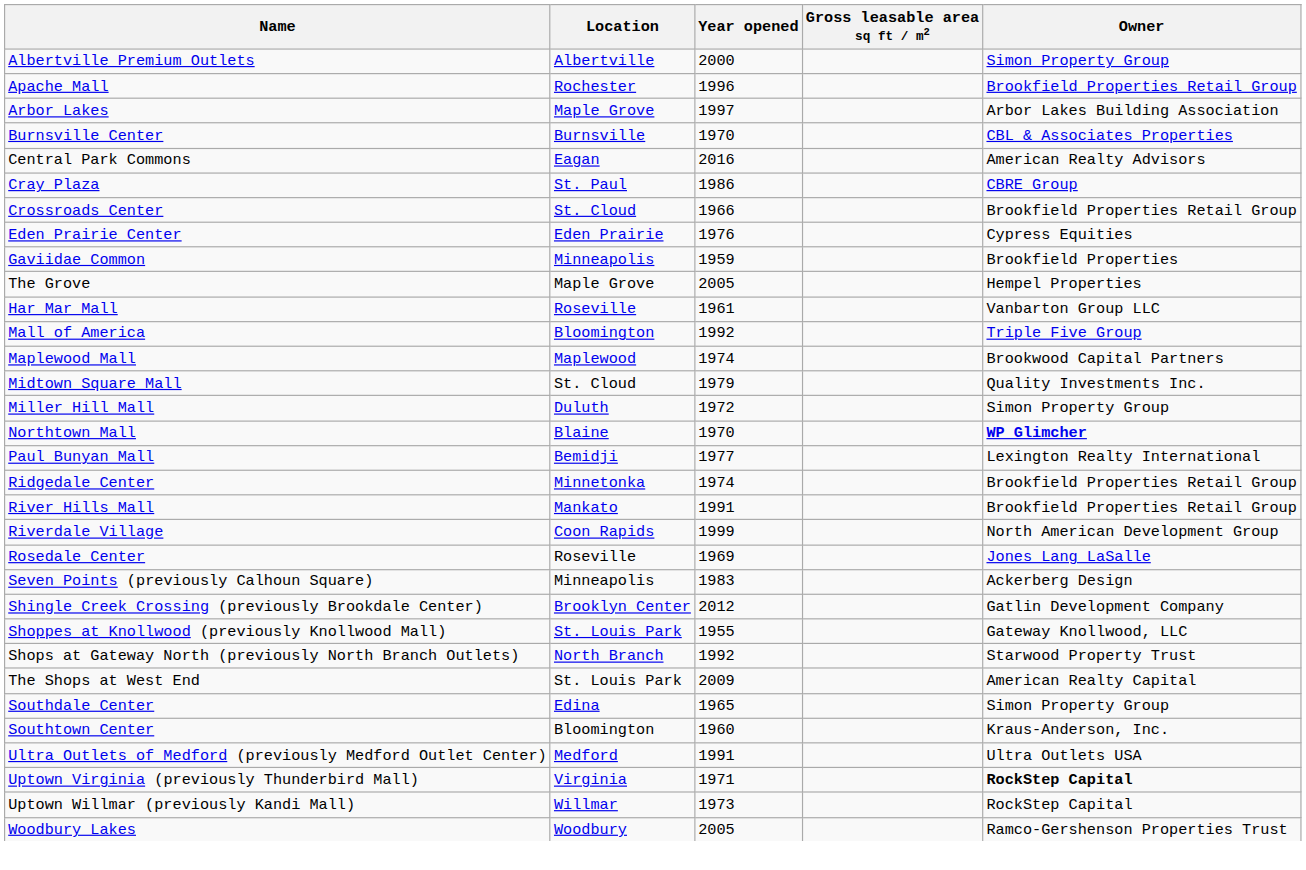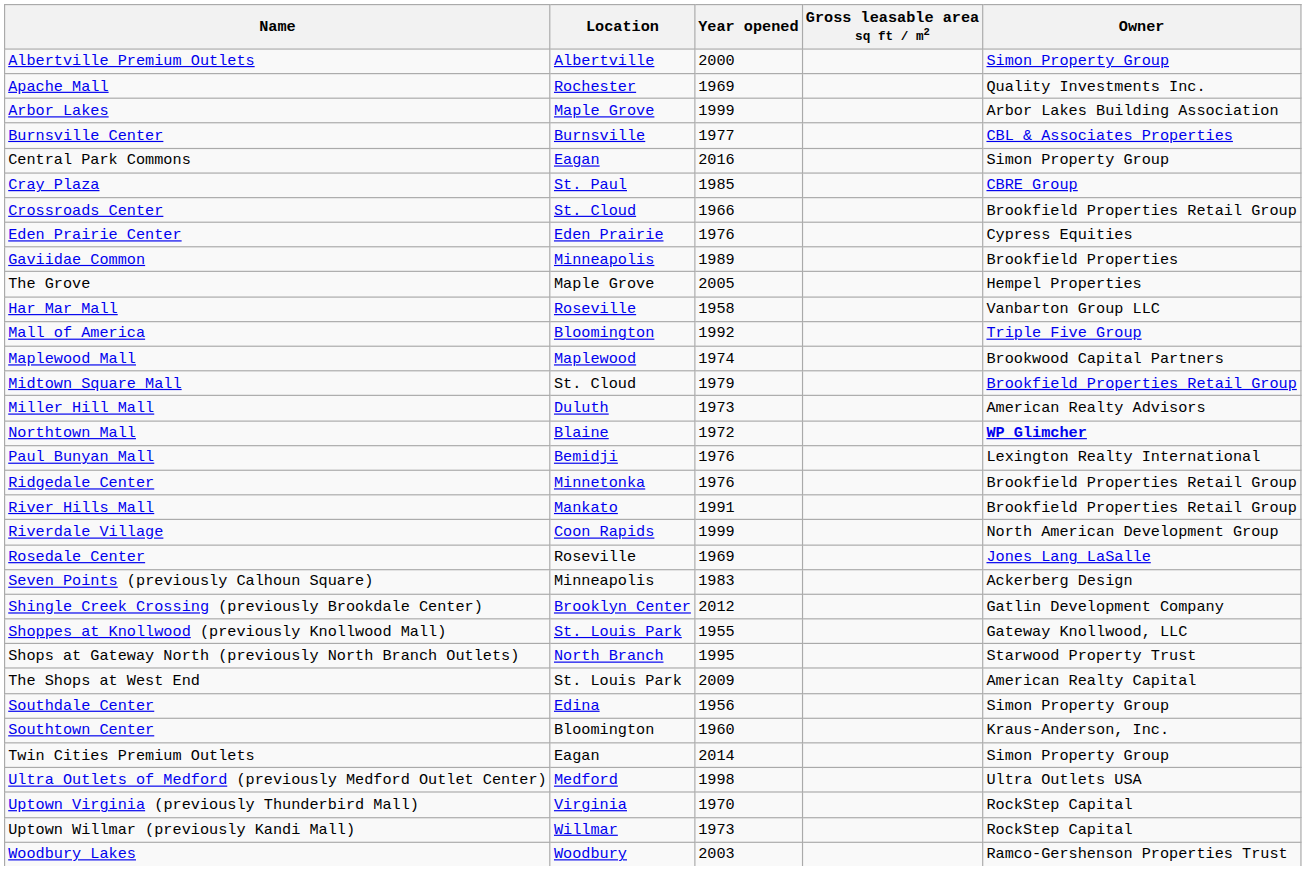(716, 86) 1996 -> (716, 86) 1969
(1142, 86) Brookfield Properties Retail Group -> (1096, 86) Quality Investments Inc.
(716, 111) 1997 -> (716, 111) 1999
(716, 136) 1970 -> (716, 136) 1977
(1096, 160) American Realty Advisors -> (1078, 160) Simon Property Group
(716, 185) 1986 -> (716, 185) 1985
(716, 260) 1959 -> (716, 260) 1989
(716, 309) 1961 -> (716, 309) 1958
(1096, 383) Quality Investments Inc. -> (1142, 383) Brookfield Properties Retail Group
(716, 408) 1972 -> (716, 408) 1973
(1078, 408) Simon Property Group -> (1096, 408) American Realty Advisors
(716, 433) 1970 -> (716, 433) 1972
(716, 458) 1977 -> (716, 458) 1976
(716, 483) 1974 -> (716, 483) 1976
(716, 656) 1992 -> (716, 656) 1995
(716, 706) 1965 -> (716, 706) 1956
+ row: (131, 755)
(716, 755) 1991 -> (716, 780) 1998
(716, 780) 1971 -> (716, 805) 1970
(1059, 780) bold -> (1059, 805) normal
(716, 830) 2005 -> (716, 854) 2003
